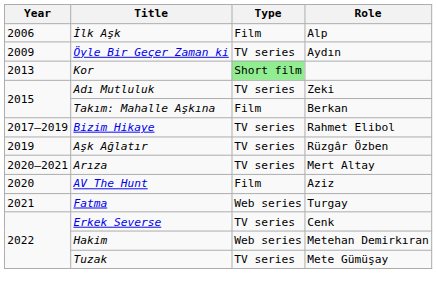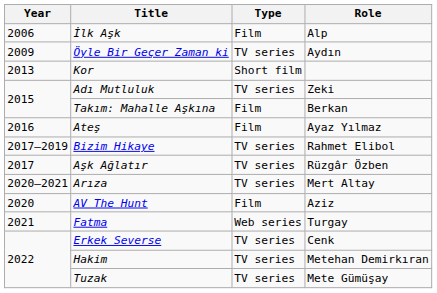(268, 70) lightgreen background -> (268, 70) no background
+ row: (87, 127)
(21, 146) 2019 -> (21, 165) 2017
(268, 240) Web series -> (265, 259) TV series
